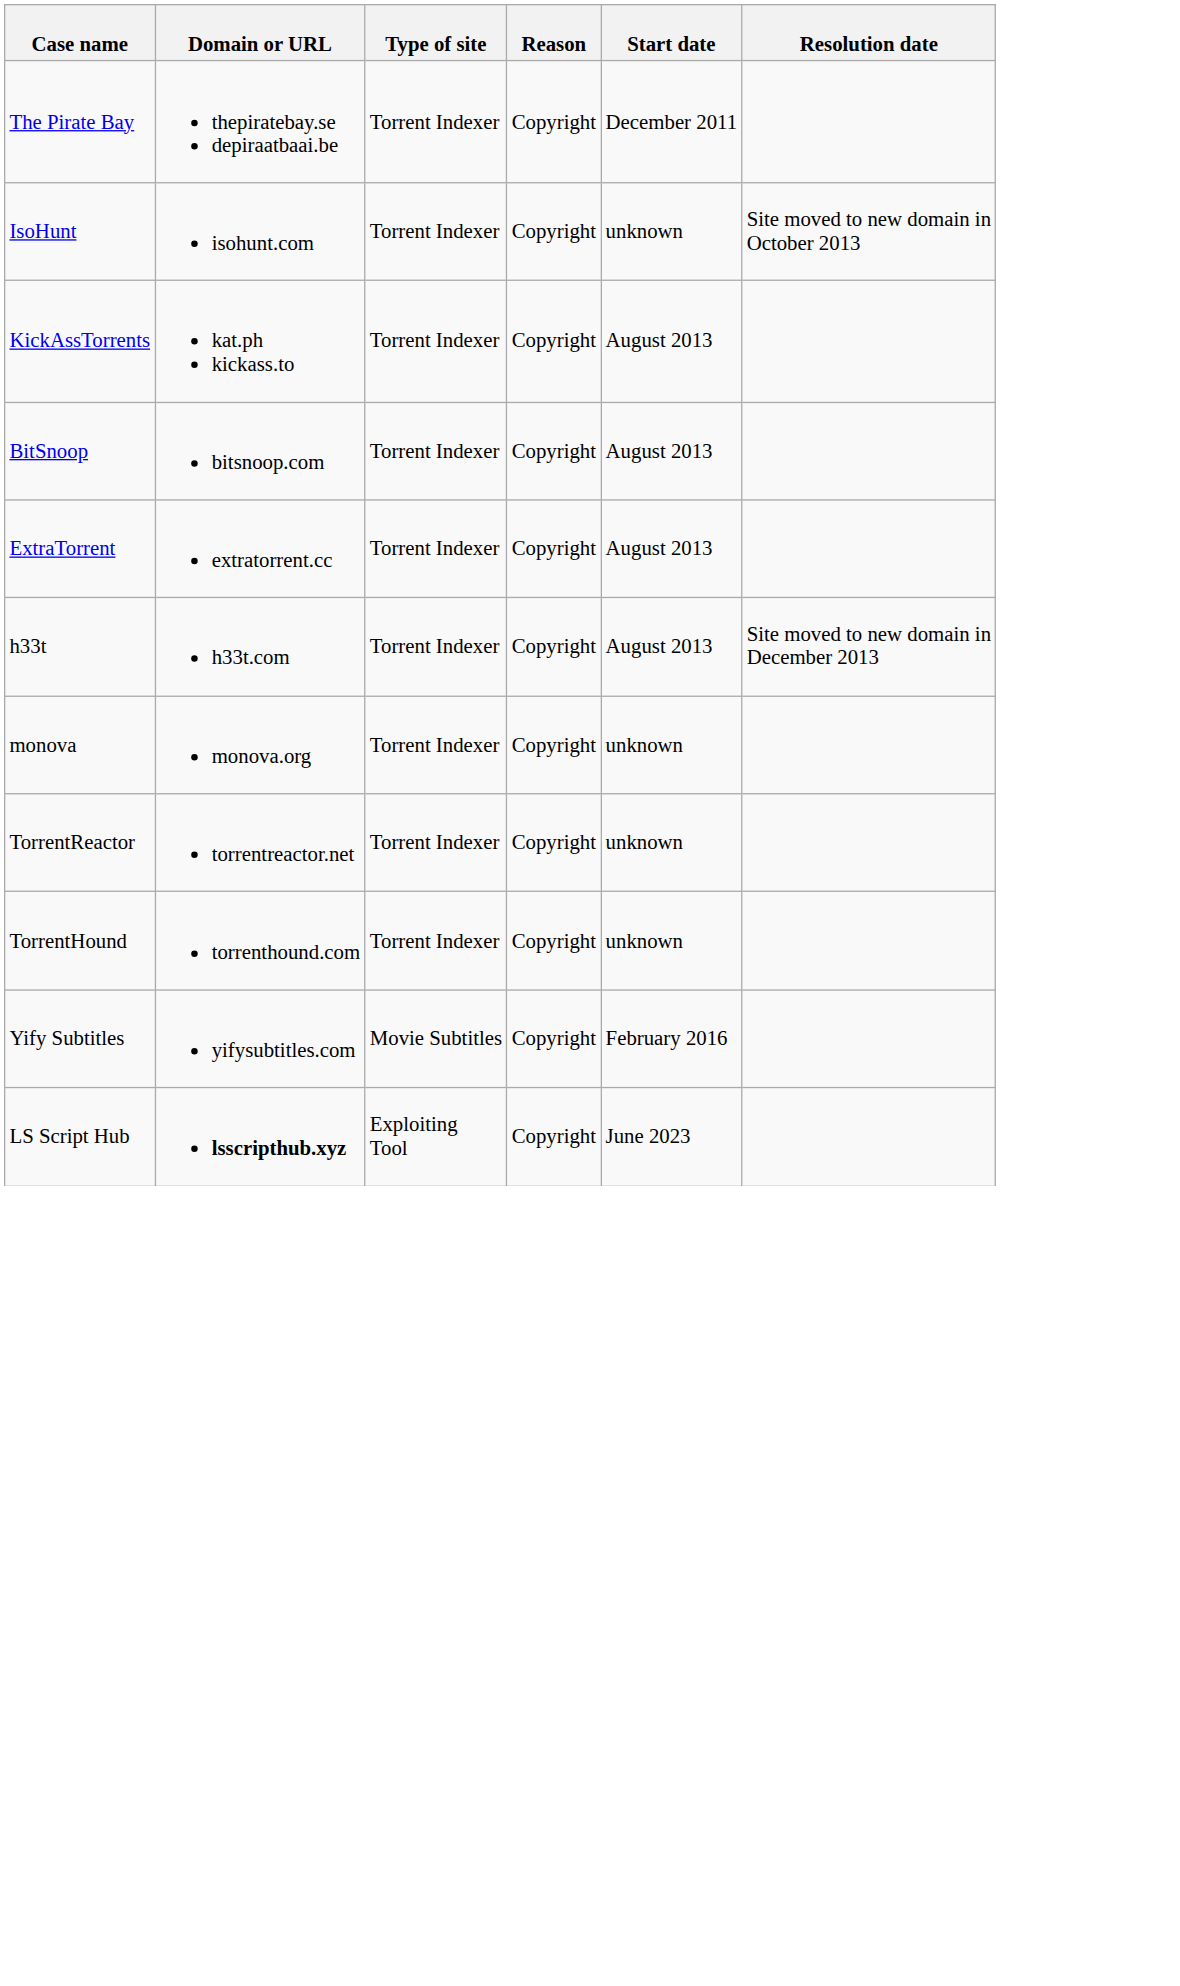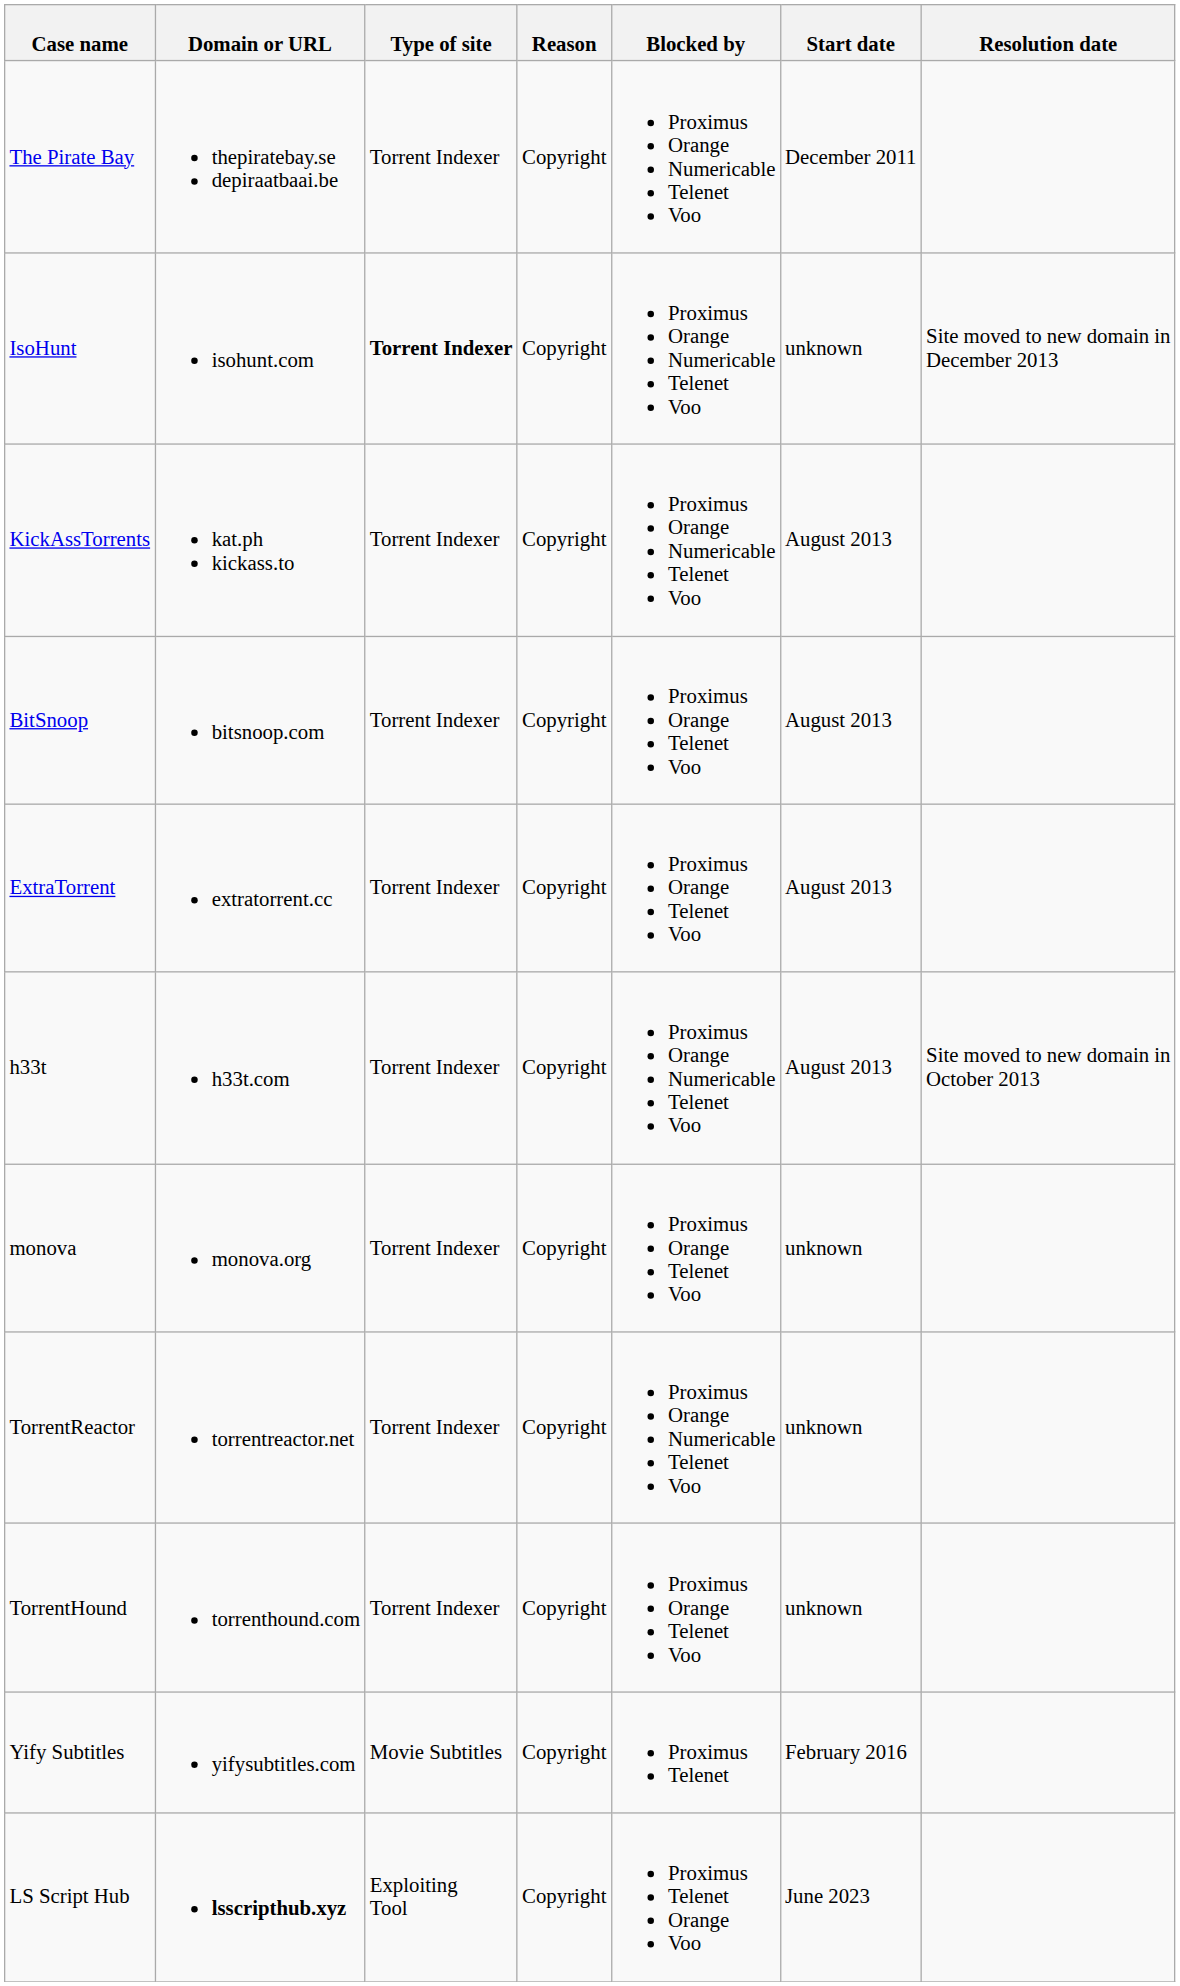+ column: (696, 44)
(435, 231) normal -> (441, 348) bold
(869, 231) Site moved to new domain in October 2013 -> (1048, 348) Site moved to new domain in December 2013
(869, 646) Site moved to new domain in December 2013 -> (1048, 1067) Site moved to new domain in October 2013
